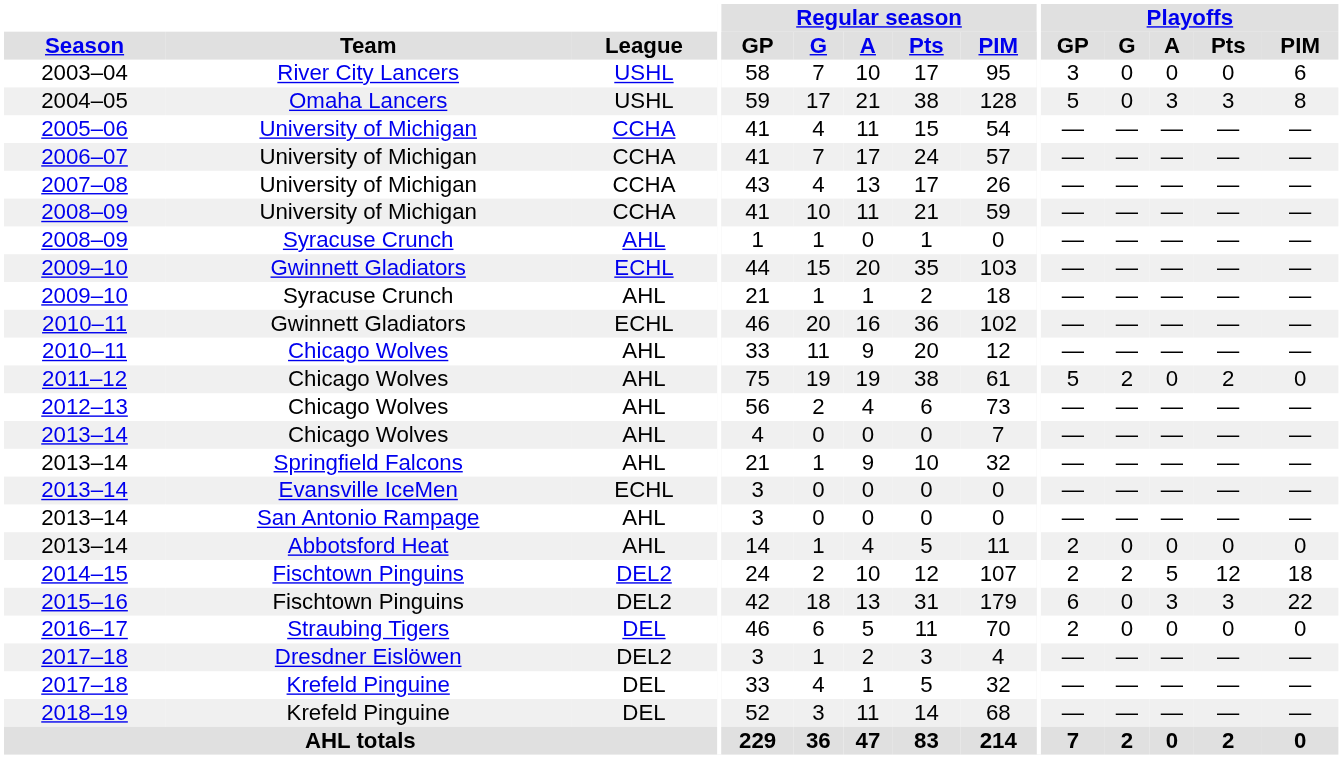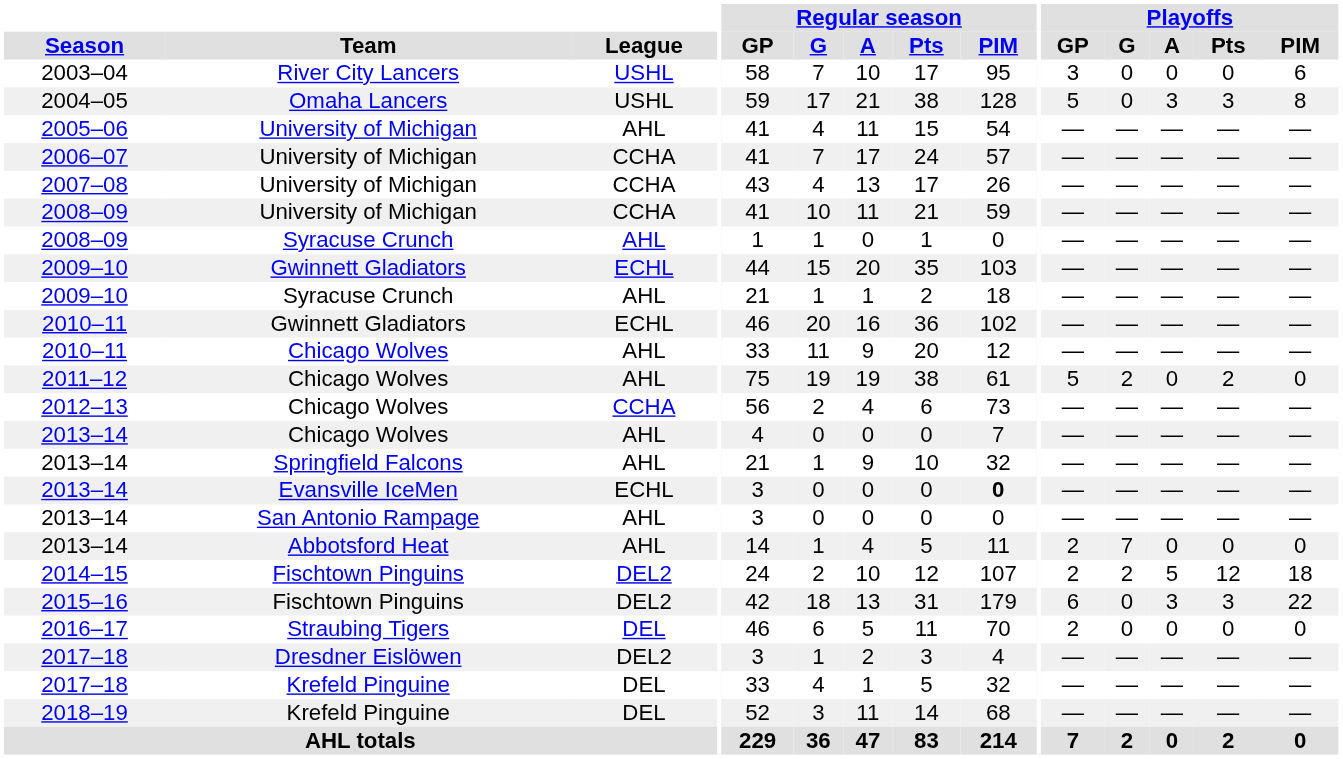(644, 128) CCHA -> (644, 128) AHL
(644, 406) AHL -> (644, 406) CCHA
(998, 490) normal -> (998, 490) bold
(1127, 545) 0 -> (1127, 545) 7
